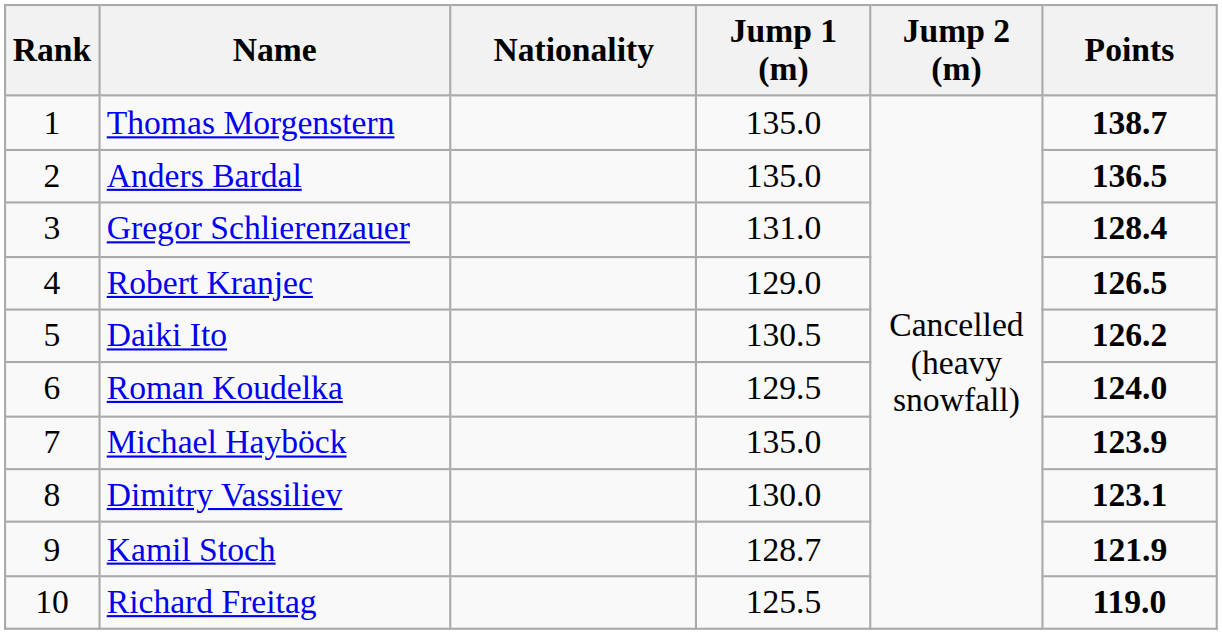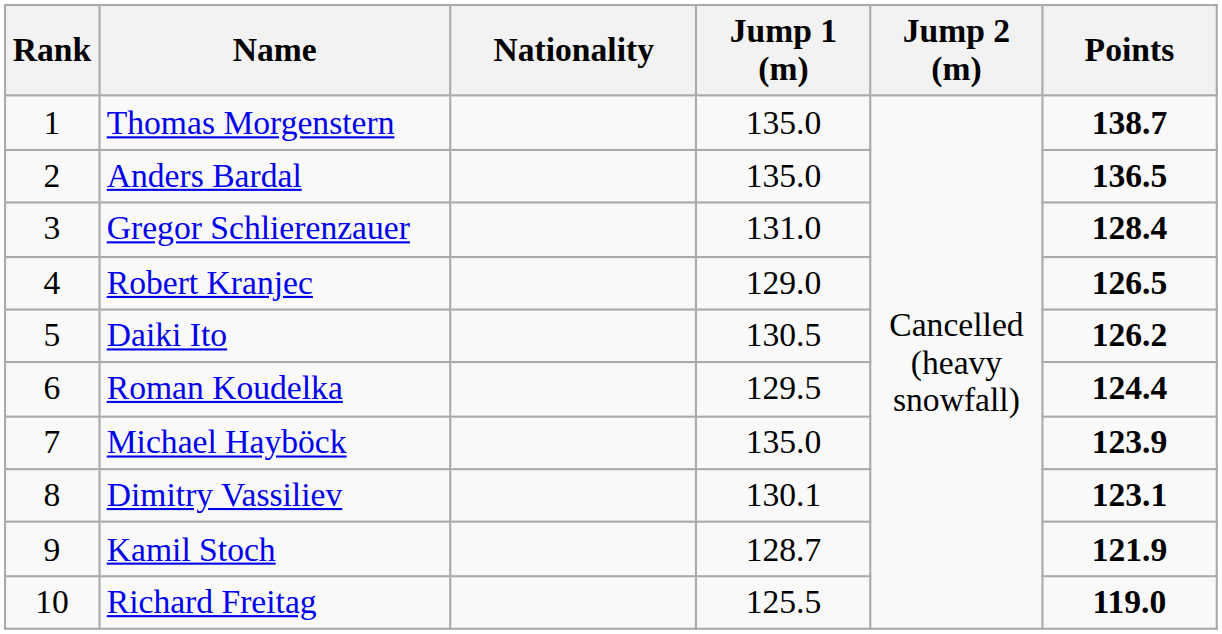(1129, 388) 124.0 -> (1129, 388) 124.4
(783, 495) 130.0 -> (783, 495) 130.1
